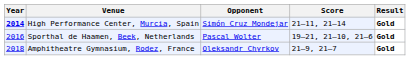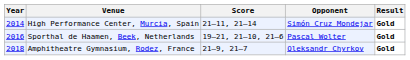columns swapped: (245, 10) <-> (332, 10)
(15, 23) bold -> (15, 23) normal
